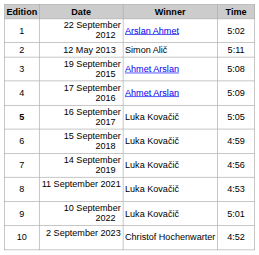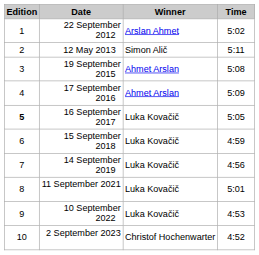(236, 189) 4:53 -> (236, 189) 5:01
(236, 213) 5:01 -> (236, 213) 4:53
